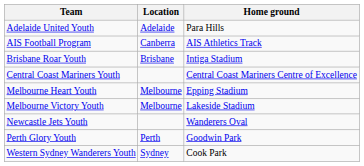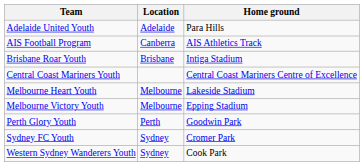(217, 91) Epping Stadium -> (220, 91) Lakeside Stadium
(220, 106) Lakeside Stadium -> (217, 106) Epping Stadium
- row: (47, 122)
+ row: (40, 138)
